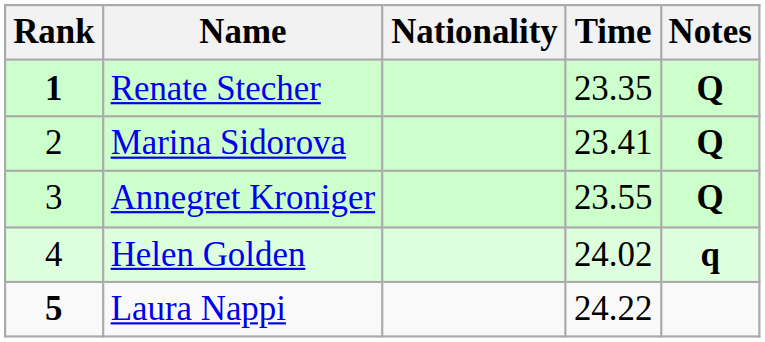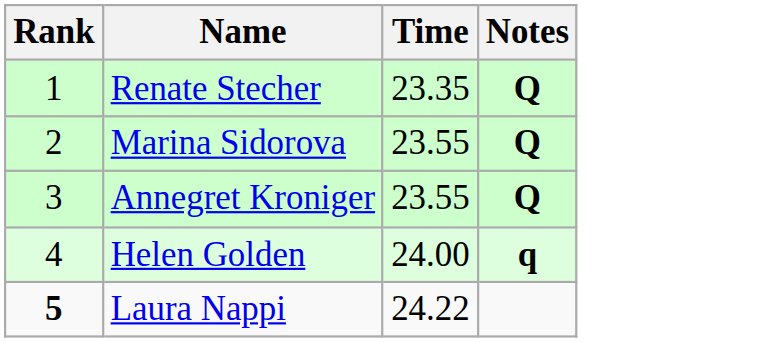- column: (474, 32)
(54, 87) bold -> (54, 87) normal
(613, 142) 23.41 -> (430, 142) 23.55
(613, 253) 24.02 -> (430, 253) 24.00
